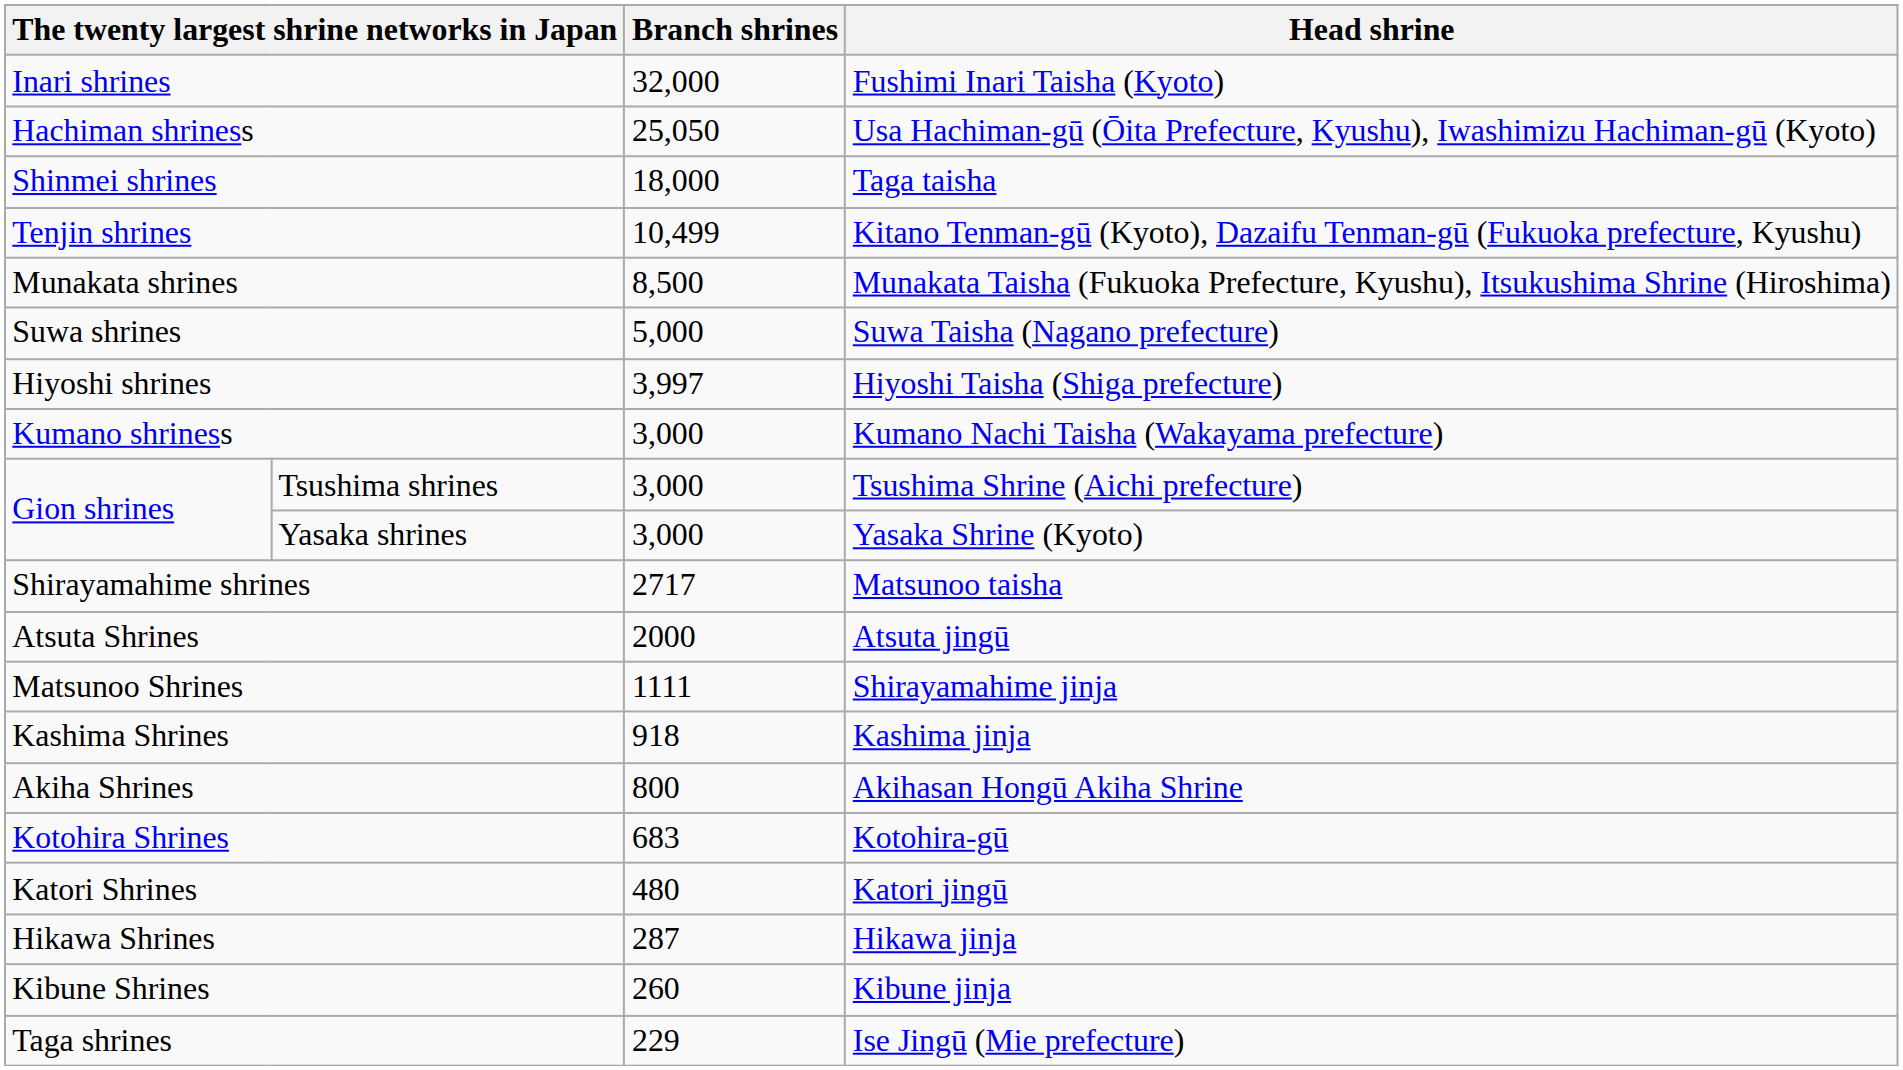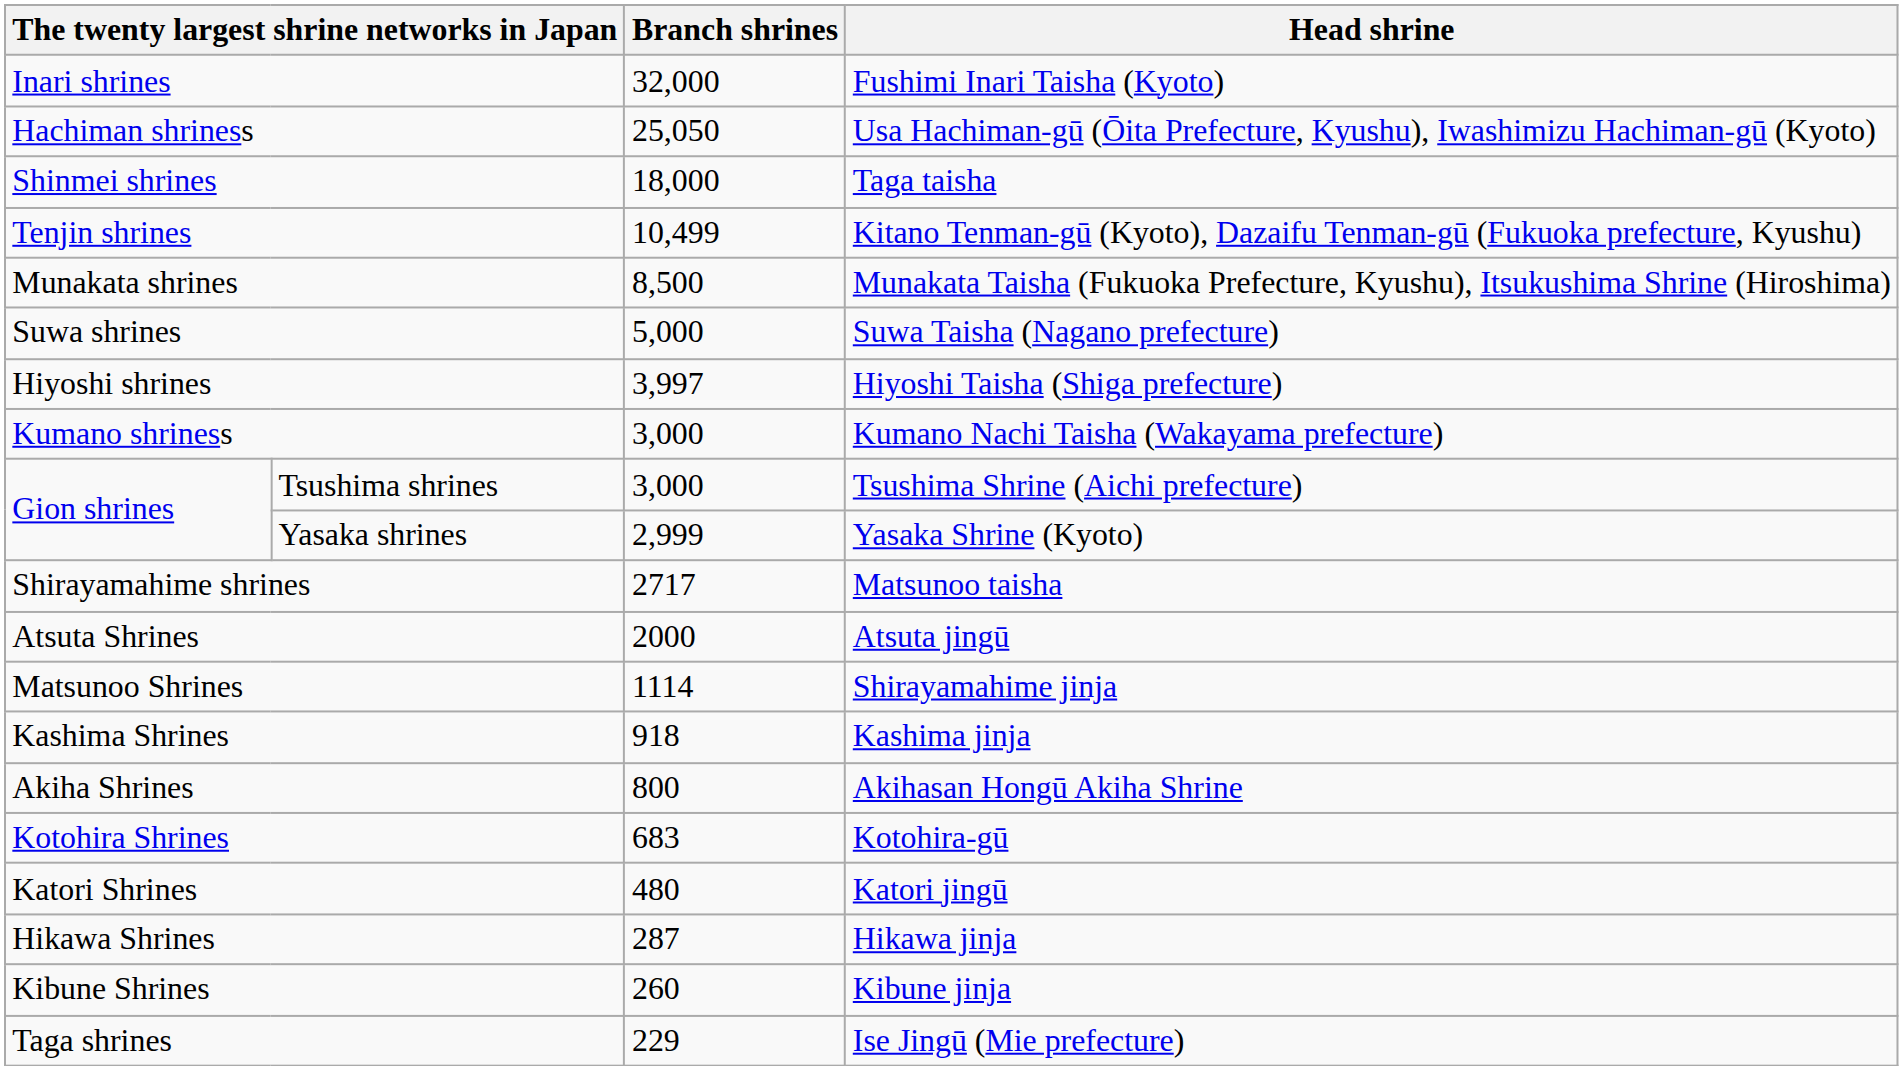(668, 534) 3,000 -> (668, 534) 2,999
(662, 686) 1111 -> (663, 686) 1114
